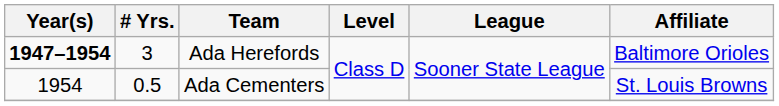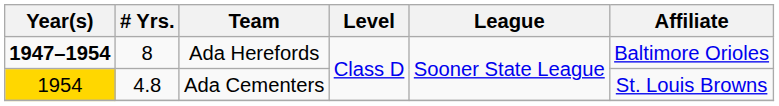(147, 53) 3 -> (147, 53) 8
(60, 85) no background -> (60, 85) gold background
(147, 85) 0.5 -> (147, 85) 4.8
